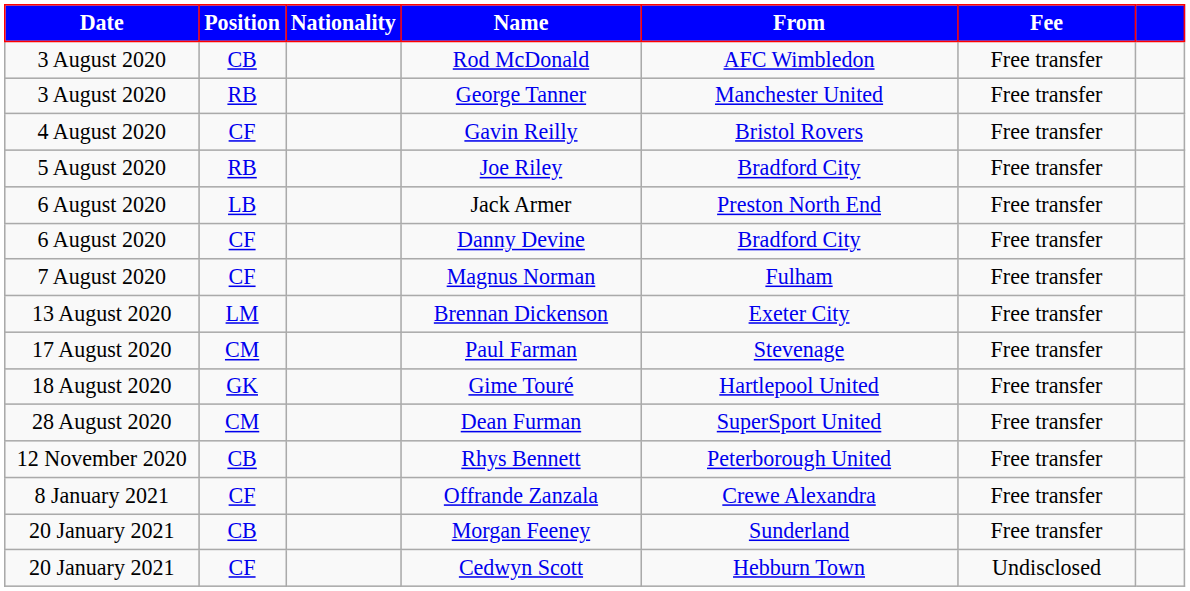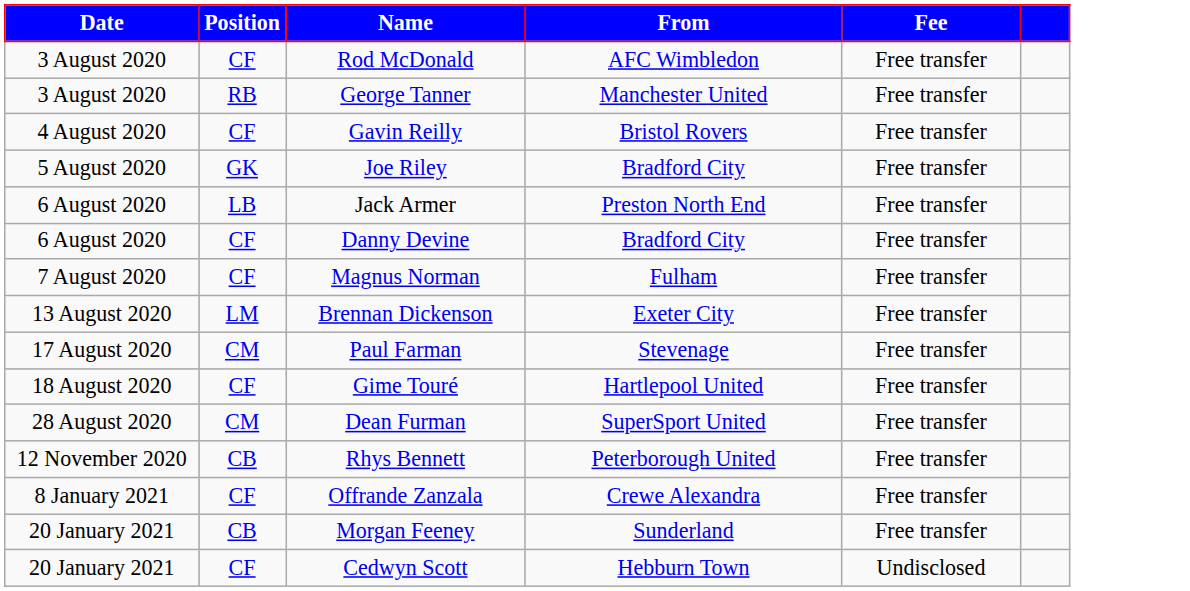- column: (343, 23)
(242, 59) CB -> (242, 59) CF
(242, 168) RB -> (242, 168) GK
(242, 386) GK -> (242, 386) CF
